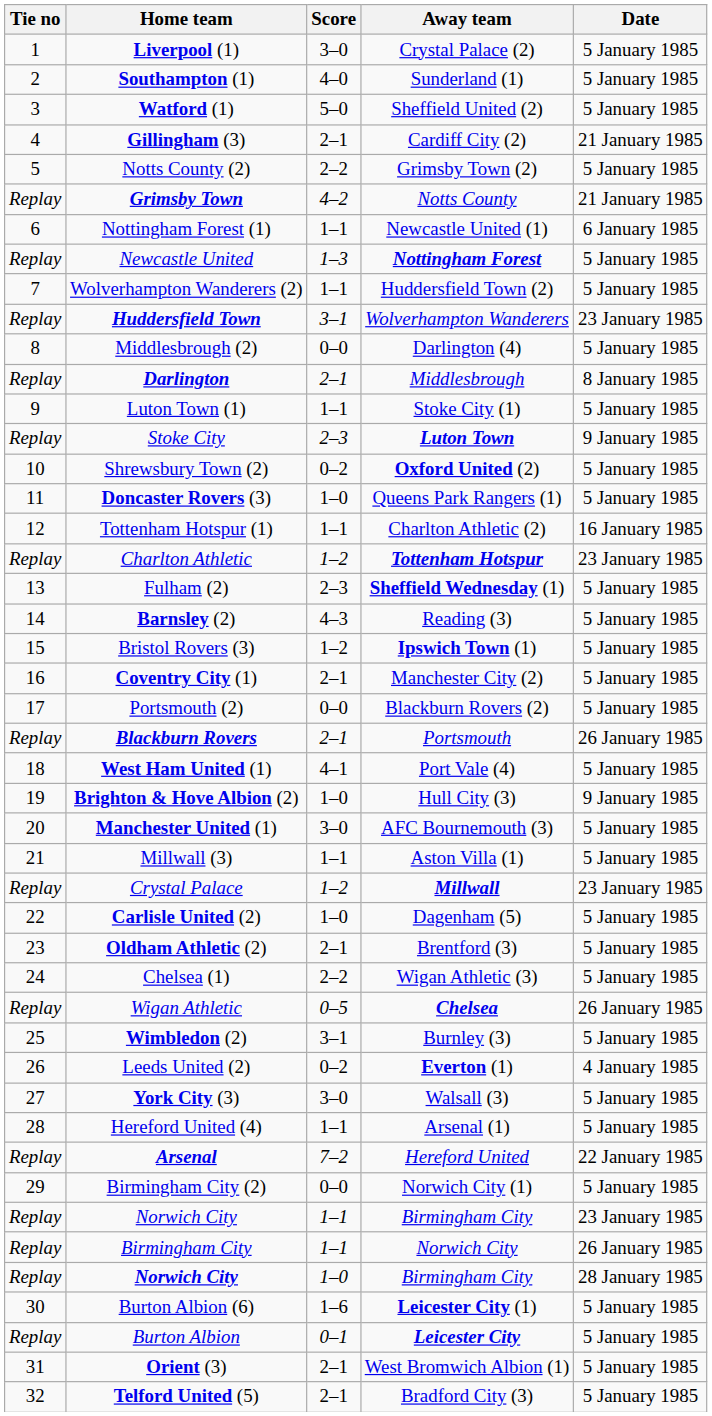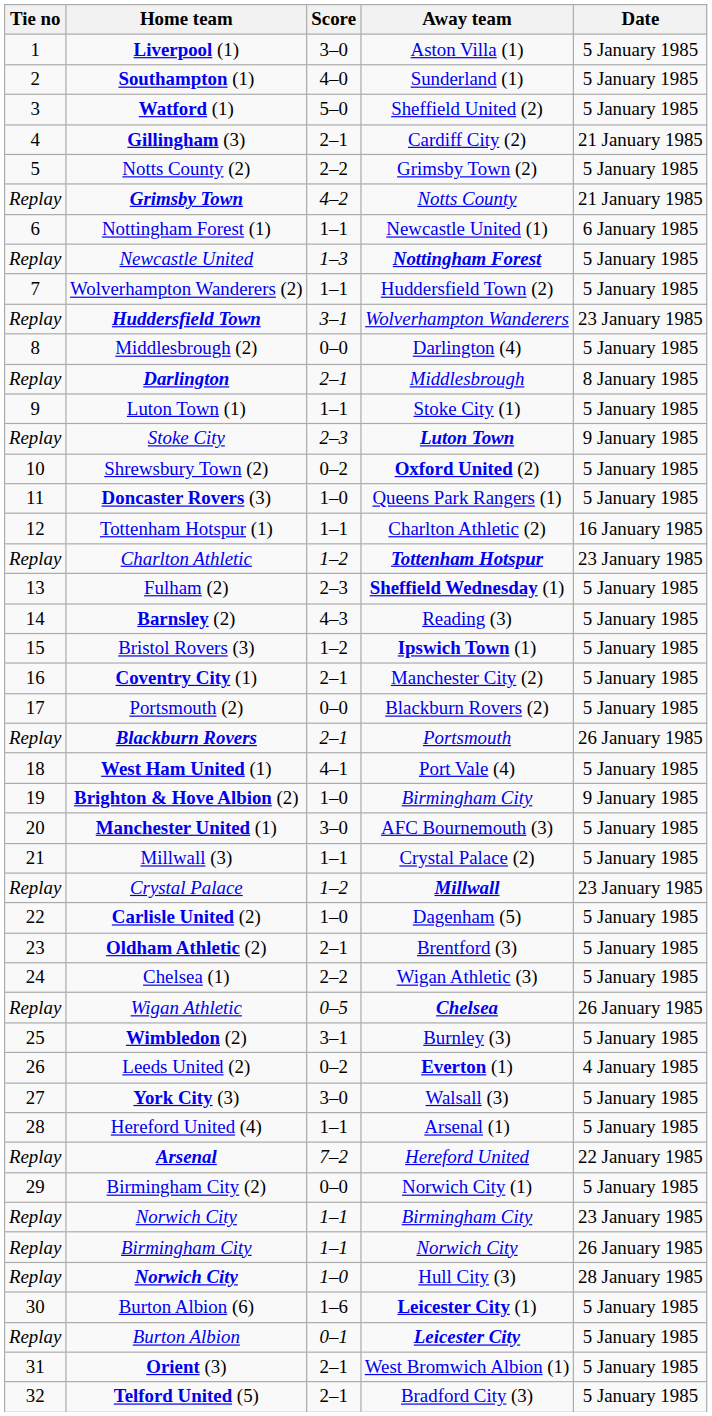(467, 49) Crystal Palace (2) -> (467, 49) Aston Villa (1)
(467, 797) Hull City (3) -> (467, 797) Birmingham City
(467, 857) Aston Villa (1) -> (467, 857) Crystal Palace (2)
(467, 1277) Birmingham City -> (467, 1277) Hull City (3)
